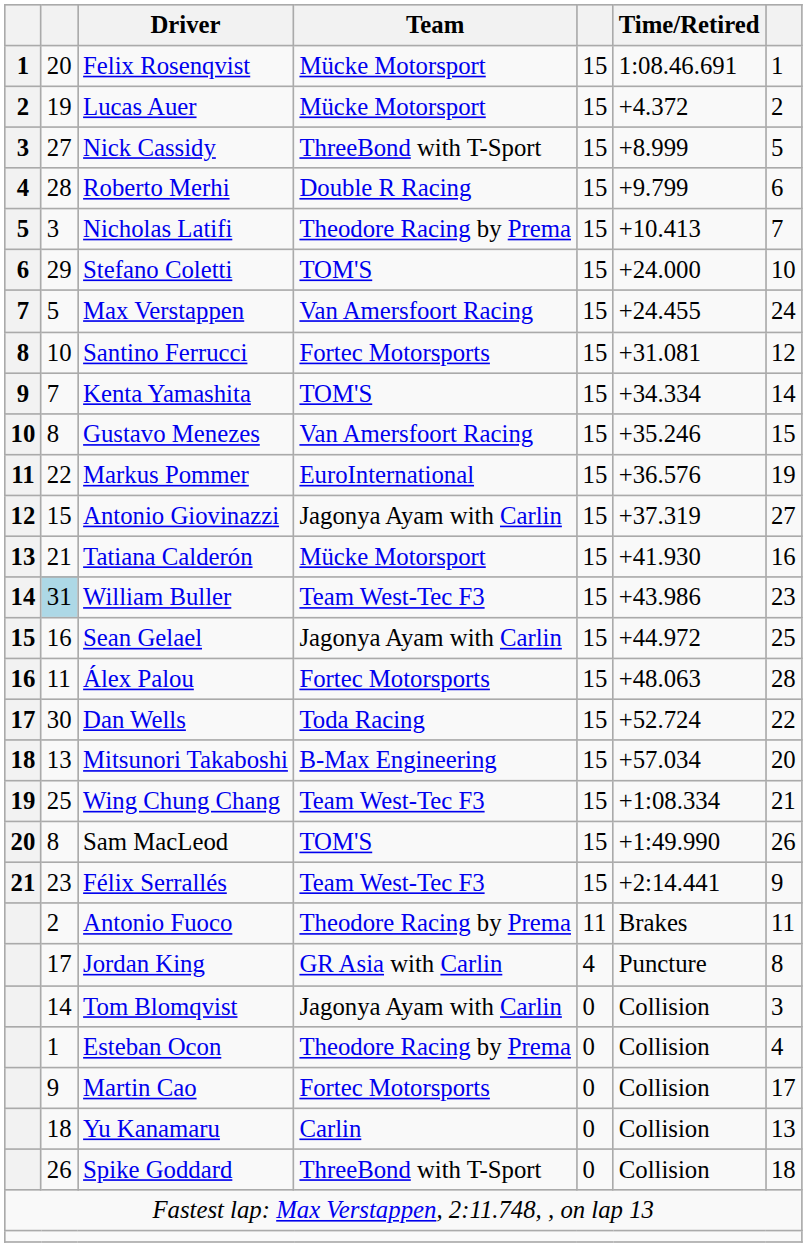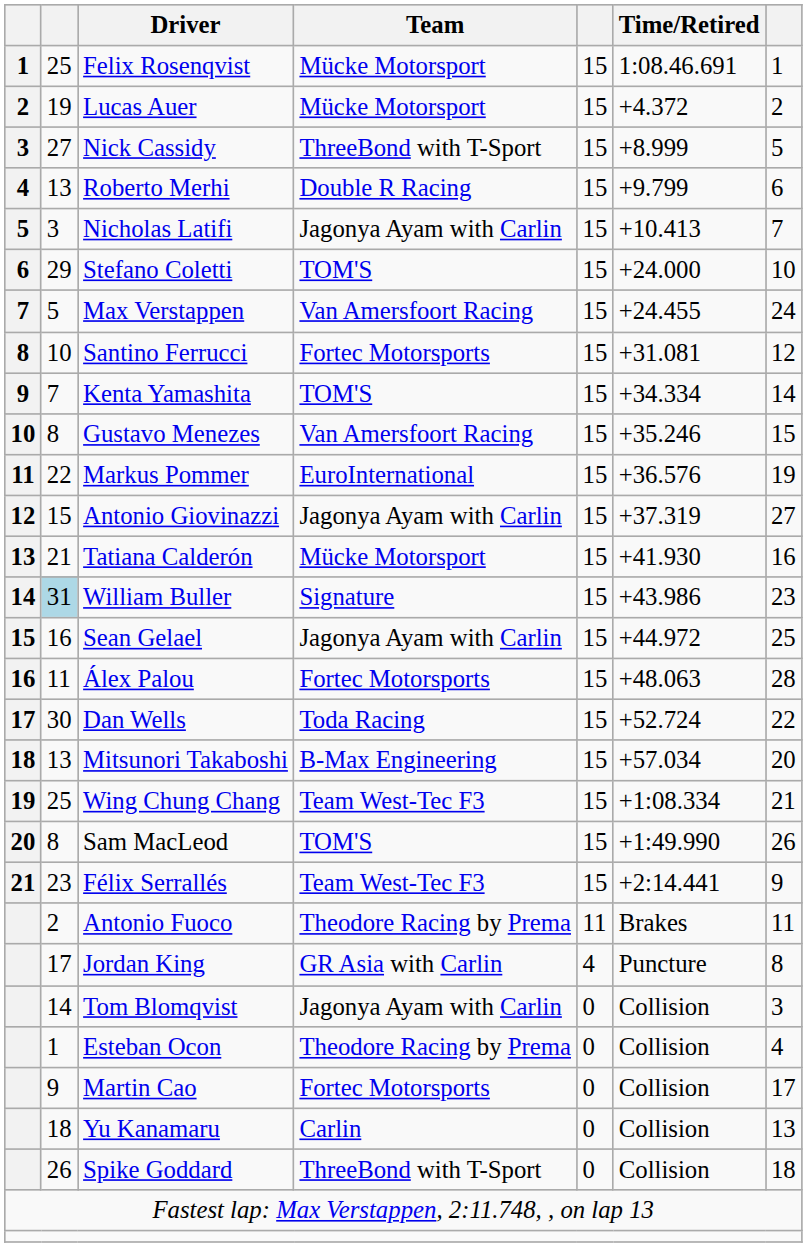(59, 65) 20 -> (59, 65) 25
(59, 188) 28 -> (59, 188) 13
(435, 229) Theodore Racing by Prema -> (431, 229) Jagonya Ayam with Carlin
(392, 597) Team West-Tec F3 -> (347, 597) Signature
